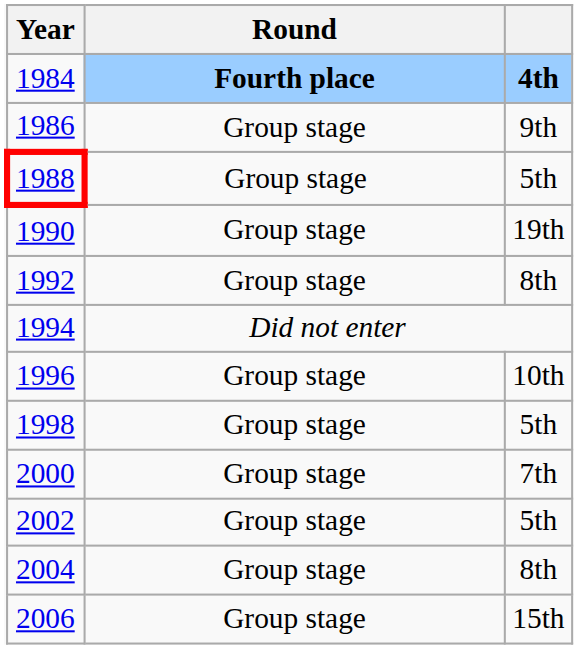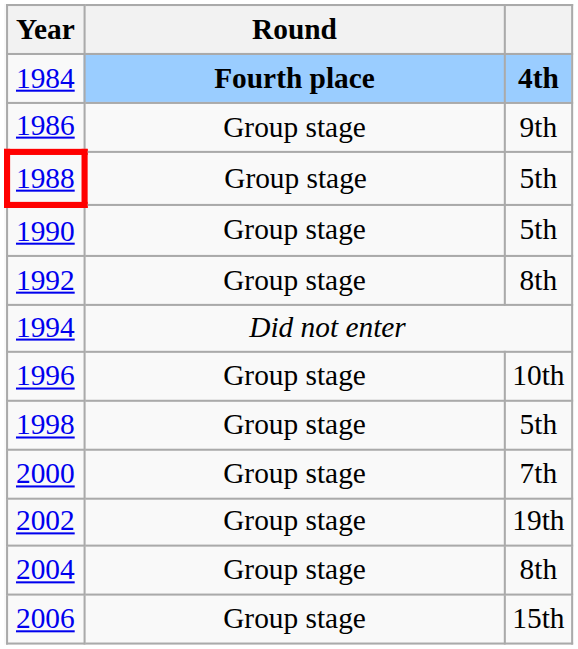(538, 230) 19th -> (538, 230) 5th
(538, 521) 5th -> (538, 521) 19th
